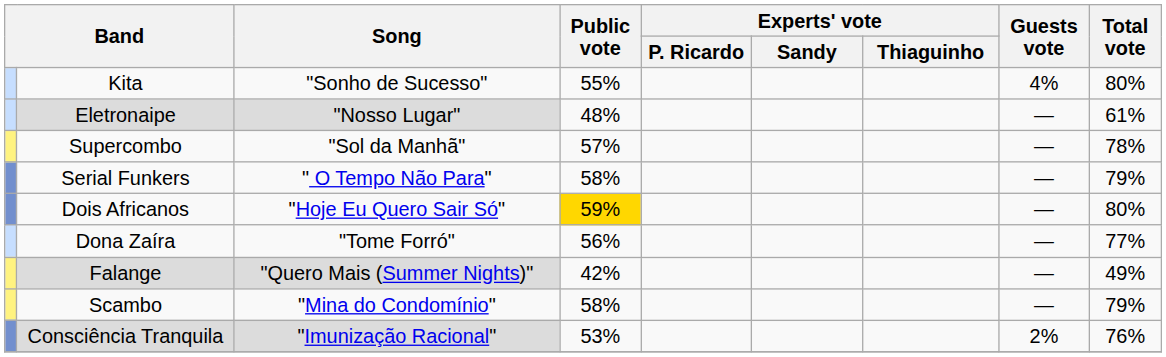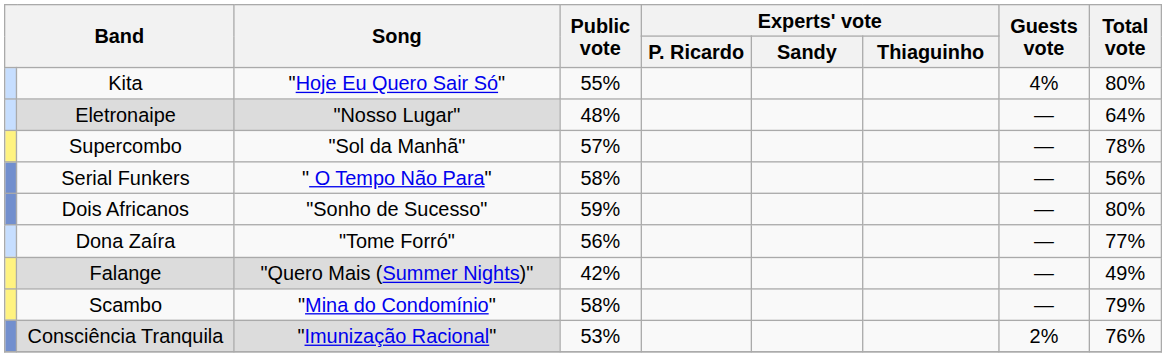(397, 84) "Sonho de Sucesso" -> (397, 84) "Hoje Eu Quero Sair Só"
(1125, 115) 61% -> (1125, 115) 64%
(1125, 178) 79% -> (1125, 178) 56%
(397, 210) "Hoje Eu Quero Sair Só" -> (397, 210) "Sonho de Sucesso"
(600, 210) gold background -> (600, 210) no background
